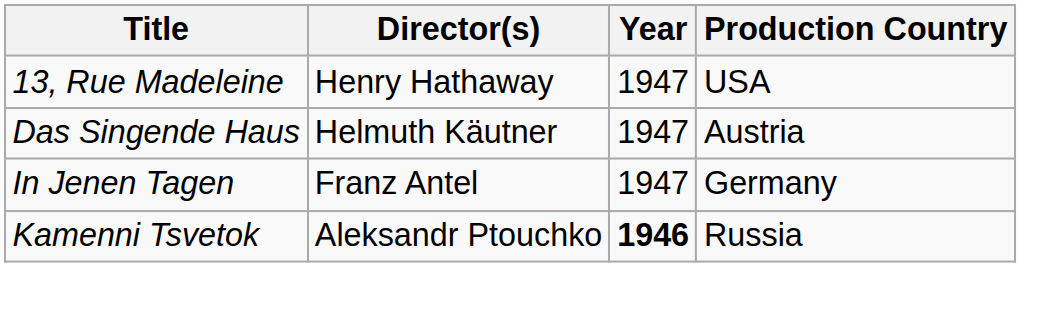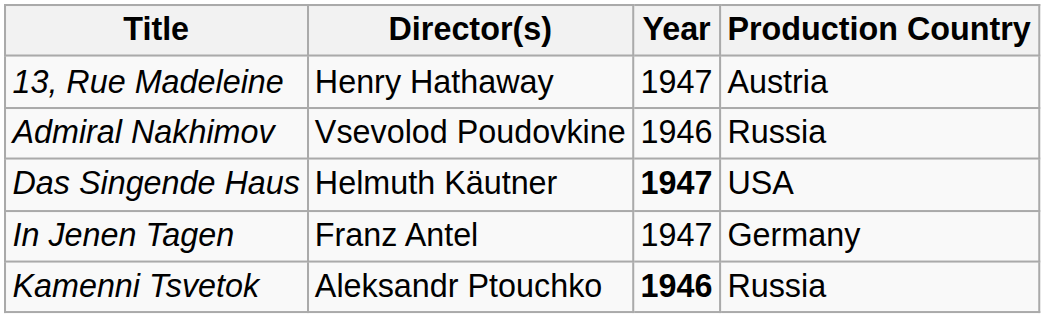(737, 81) USA -> (778, 81) Austria
+ row: (144, 132)
(653, 132) normal -> (677, 183) bold
(754, 132) Austria -> (761, 183) USA
